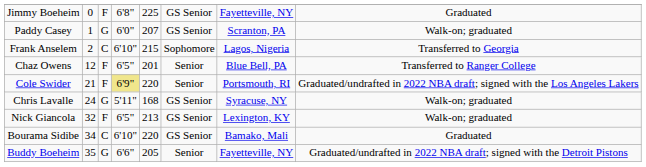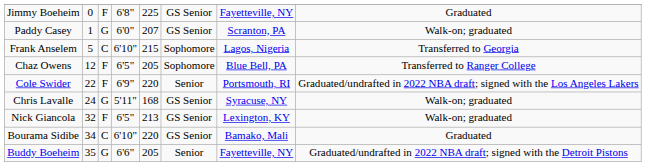(90, 48) 2 -> (90, 48) 5
(150, 65) 201 -> (150, 65) 205
(189, 65) Senior -> (189, 65) Sophomore
(90, 83) 21 -> (90, 83) 22
(125, 83) khaki background -> (125, 83) no background
